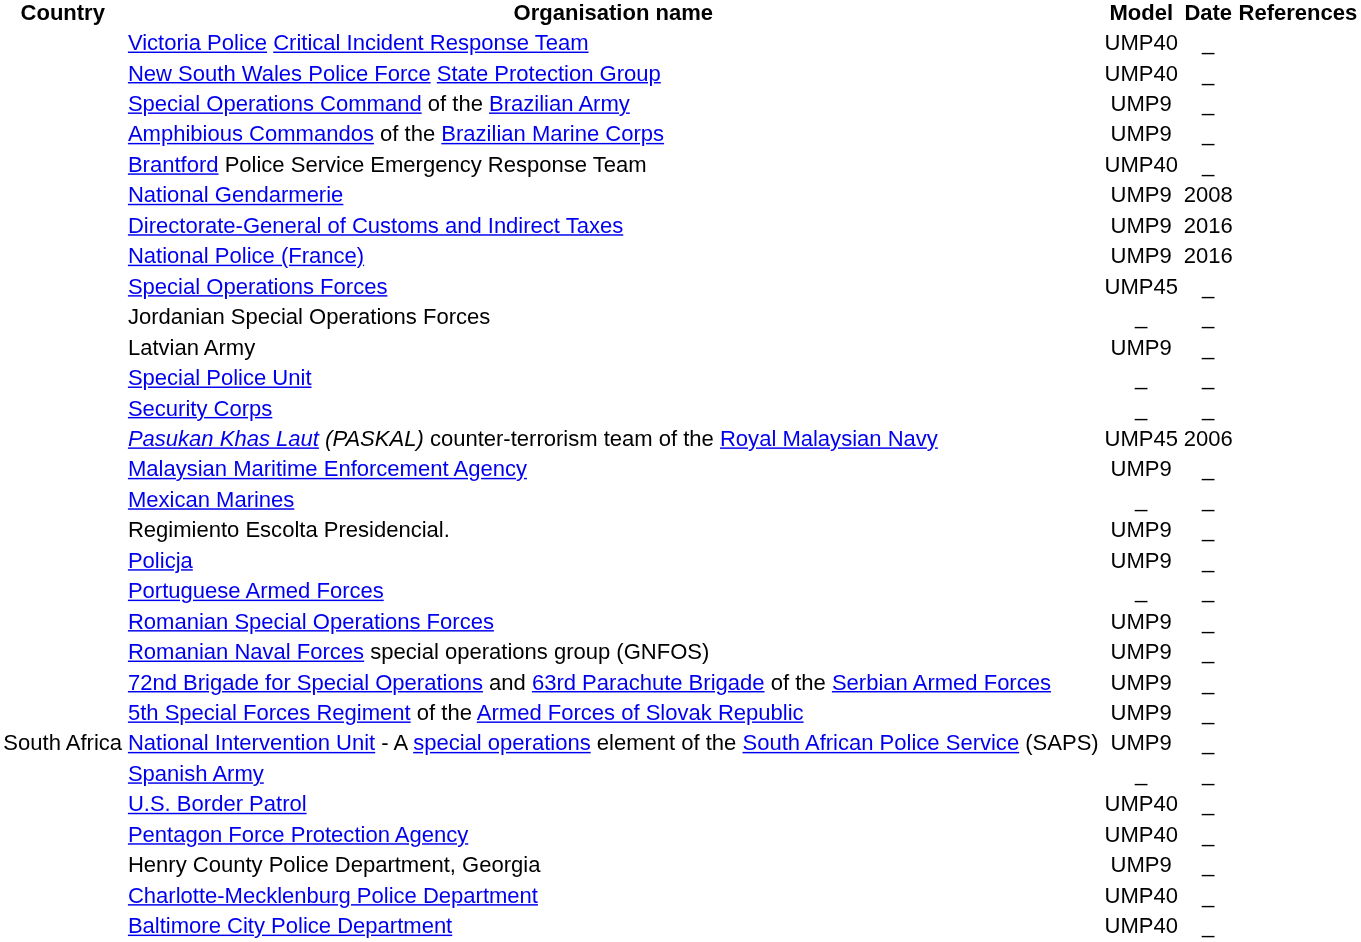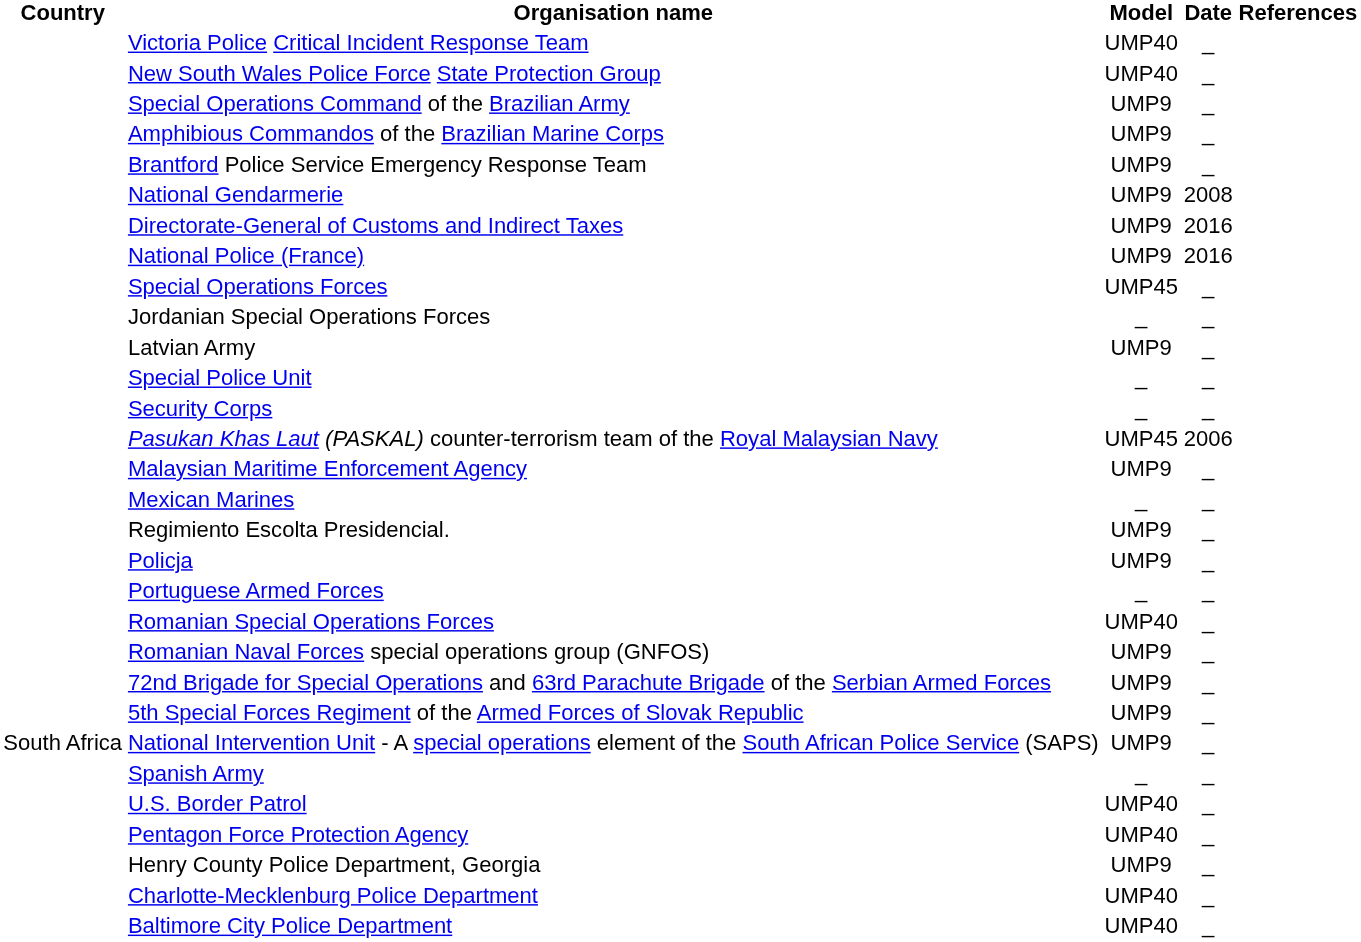(1141, 164) UMP40 -> (1141, 164) UMP9
(1141, 621) UMP9 -> (1141, 621) UMP40
